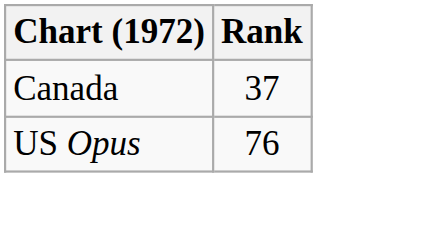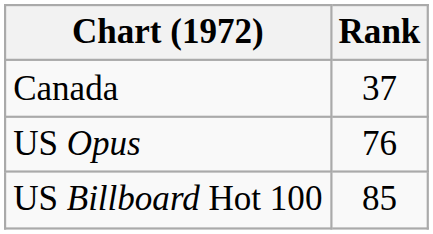+ row: (168, 198)
